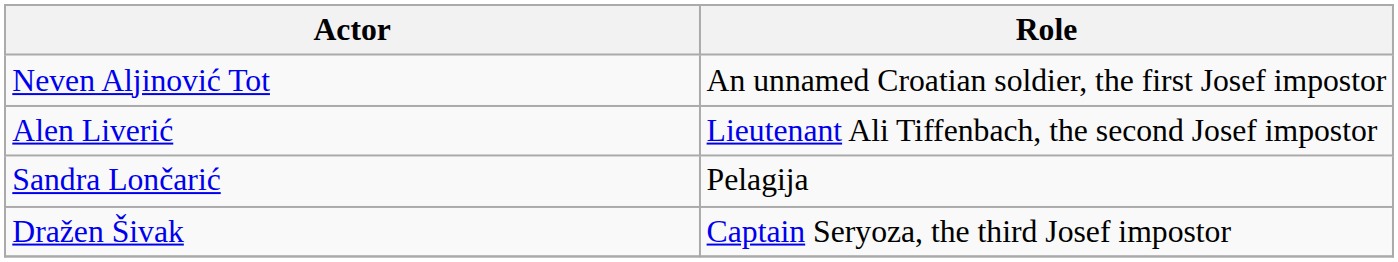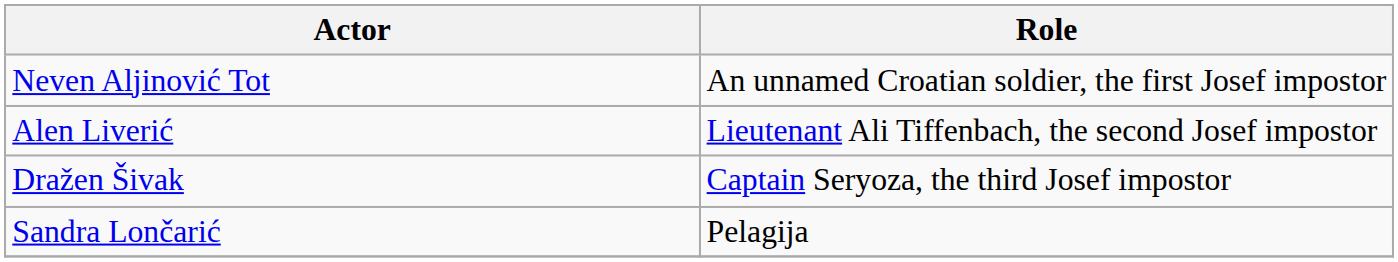rows swapped: (98, 230) <-> (117, 180)
